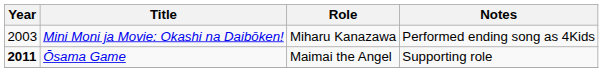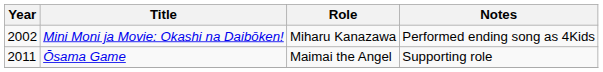(22, 36) 2003 -> (22, 36) 2002
(22, 57) bold -> (22, 57) normal
